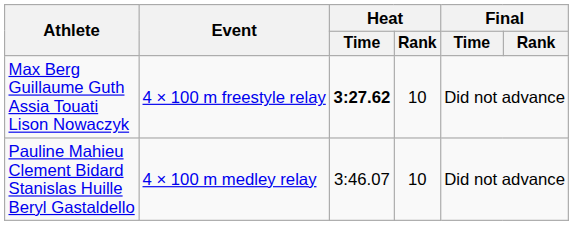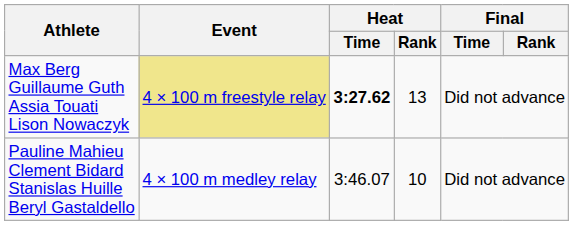(234, 97) no background -> (234, 97) khaki background
(417, 97) 10 -> (417, 97) 13
